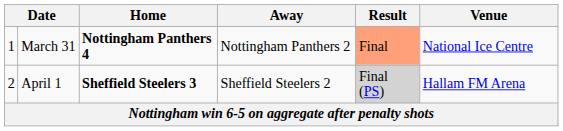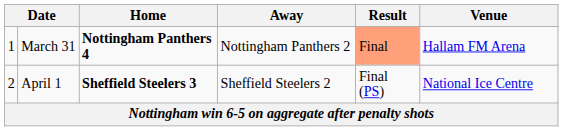(478, 45) National Ice Centre -> (474, 45) Hallam FM Arena
(374, 84) lightgrey background -> (374, 84) no background
(474, 84) Hallam FM Arena -> (478, 84) National Ice Centre
